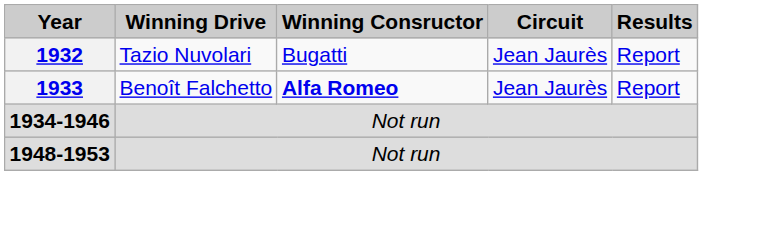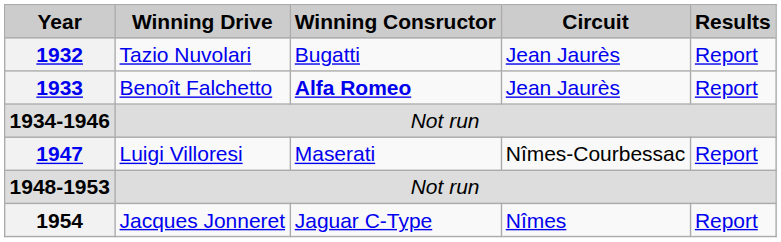+ row: (60, 154)
+ row: (60, 221)
